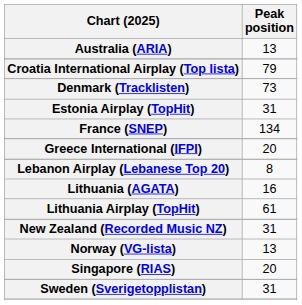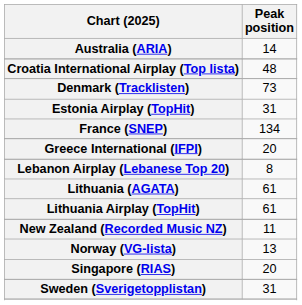(269, 48) 13 -> (269, 48) 14
(269, 68) 79 -> (269, 68) 48
(269, 189) 16 -> (269, 189) 61
(269, 229) 31 -> (269, 229) 11
